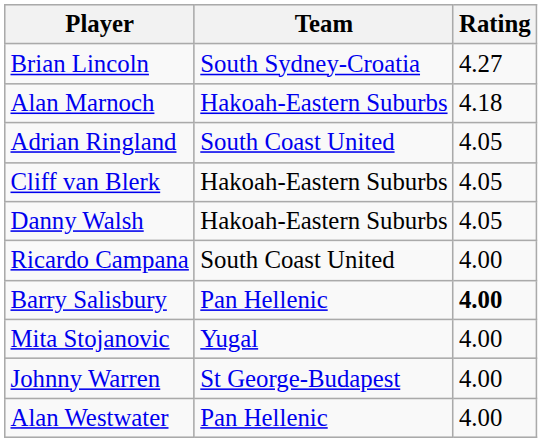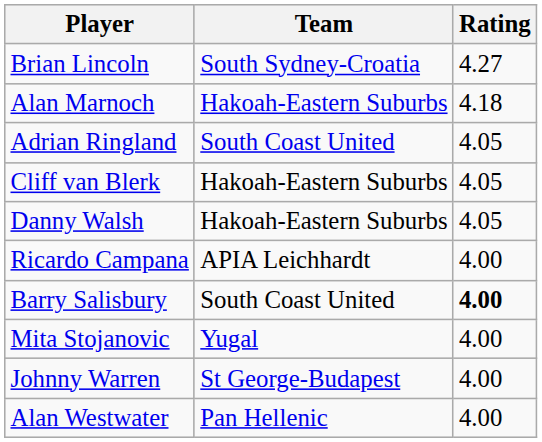(297, 260) South Coast United -> (285, 260) APIA Leichhardt
(264, 299) Pan Hellenic -> (297, 299) South Coast United
